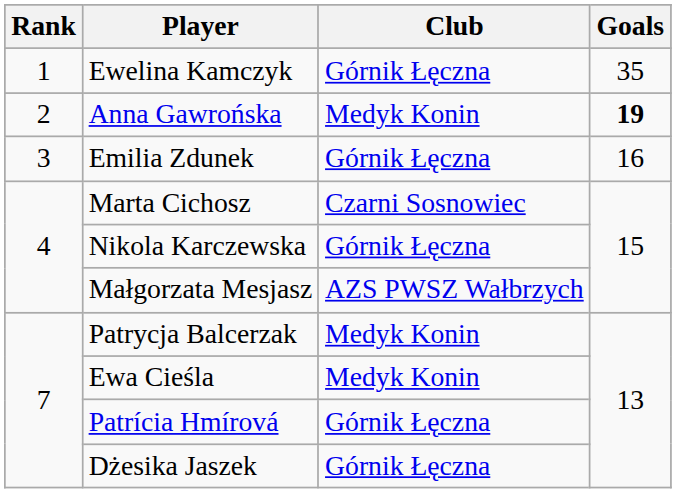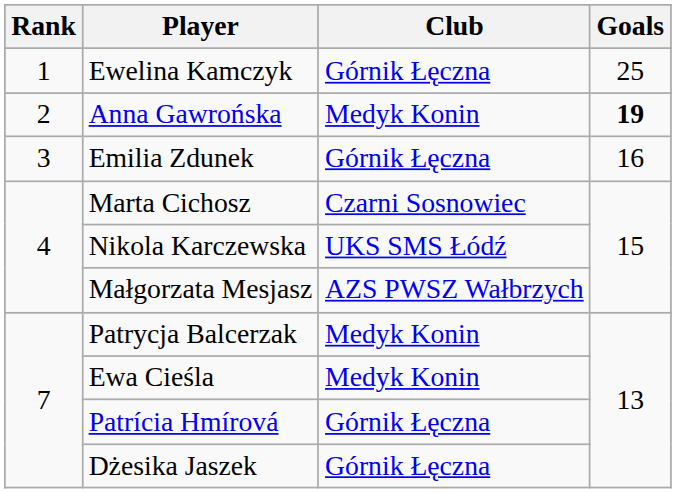(630, 70) 35 -> (630, 70) 25
(408, 245) Górnik Łęczna -> (416, 245) UKS SMS Łódź
